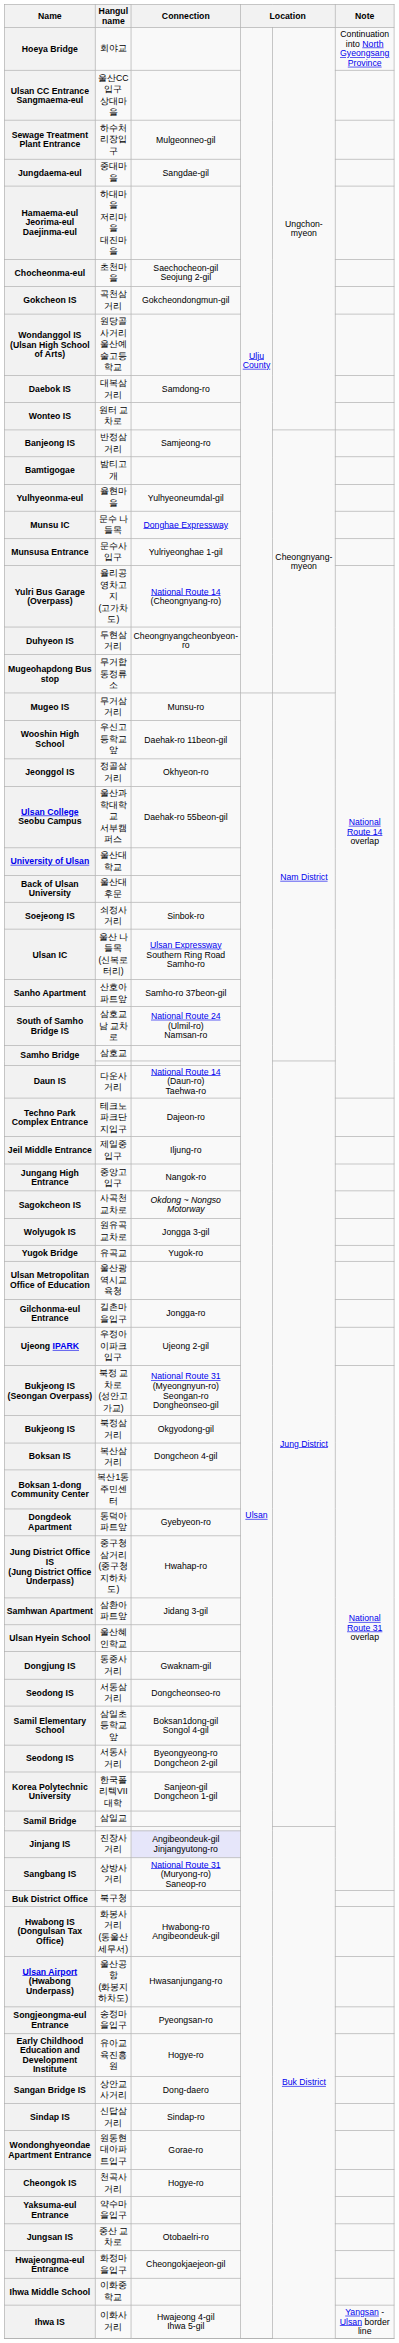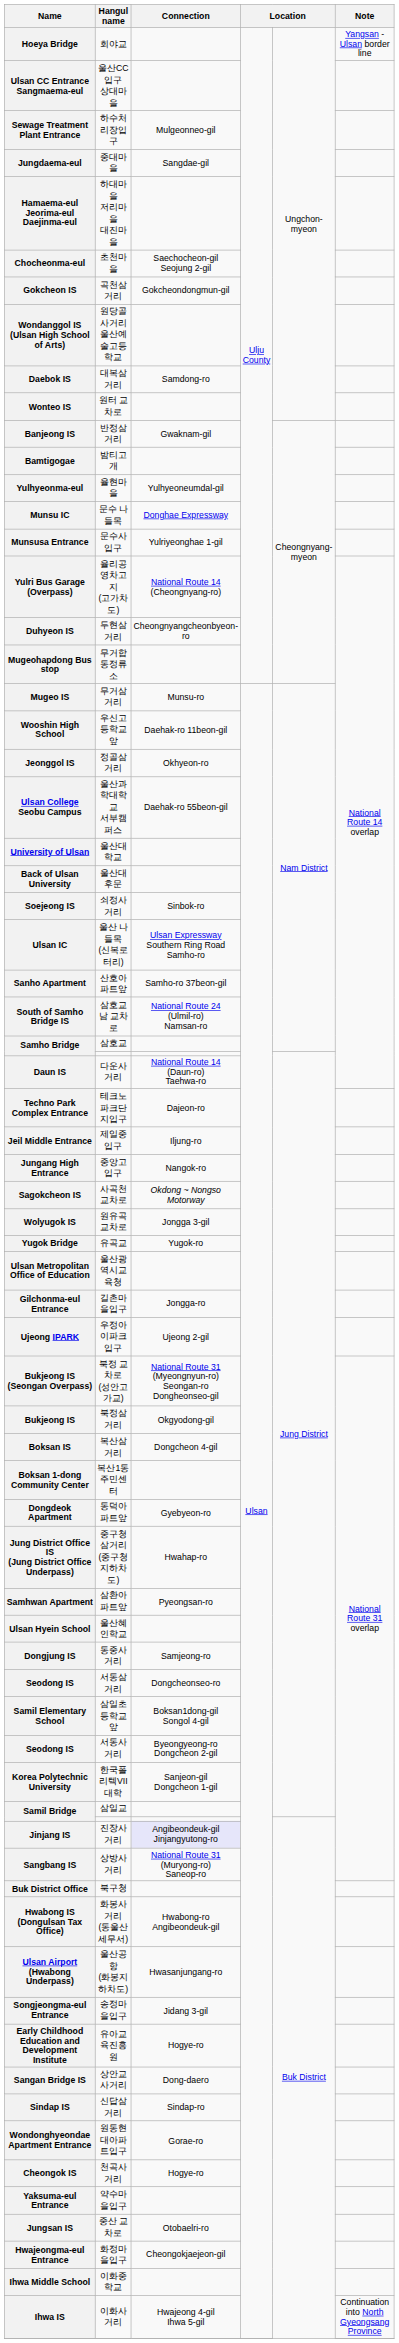(365, 48) Continuation into North Gyeongsang Province -> (365, 44) Yangsan - Ulsan border line
(186, 443) Samjeong-ro -> (186, 433) Gwaknam-gil
(186, 1611) Jidang 3-gil -> (186, 1601) Pyeongsan-ro
(186, 1665) Gwaknam-gil -> (186, 1656) Samjeong-ro
(186, 2020) Pyeongsan-ro -> (186, 2010) Jidang 3-gil
(365, 2321) Yangsan - Ulsan border line -> (365, 2316) Continuation into North Gyeongsang Province
